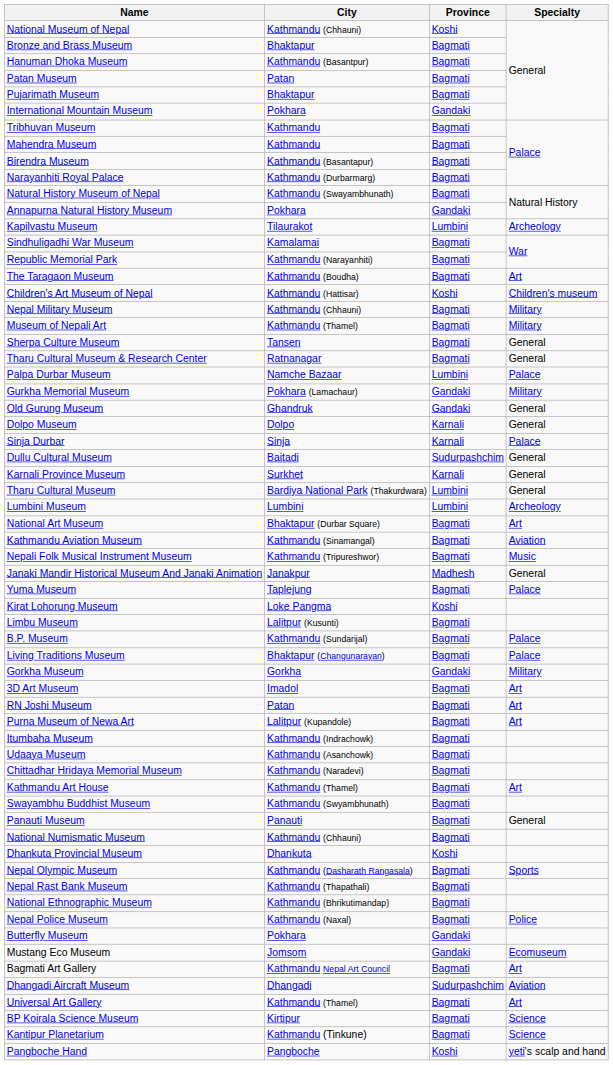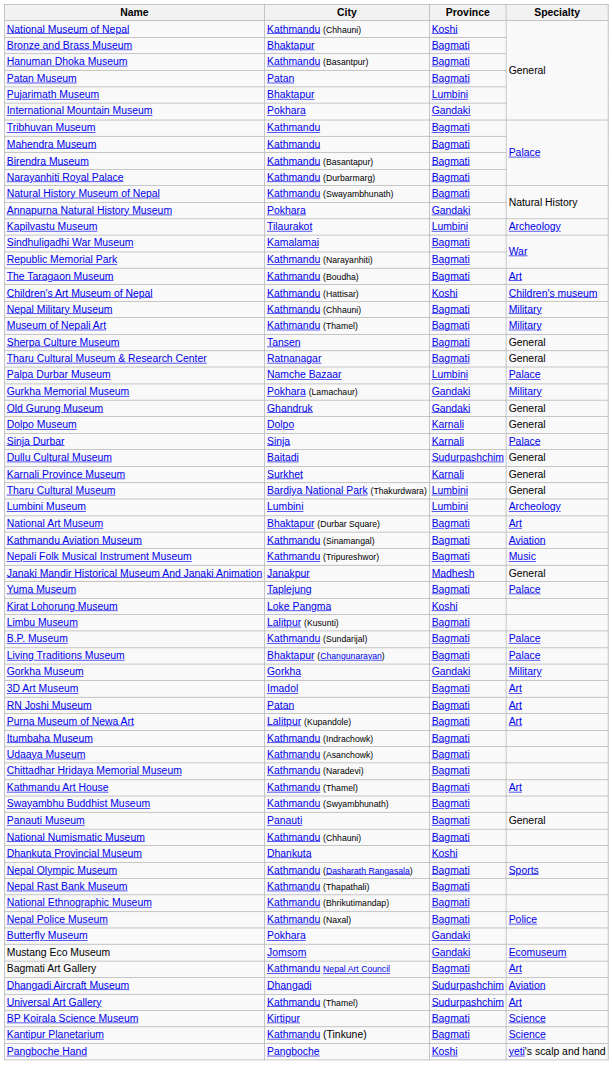(451, 95) Bagmati -> (450, 95) Lumbini
(451, 1002) Bagmati -> (468, 1002) Sudurpashchim
